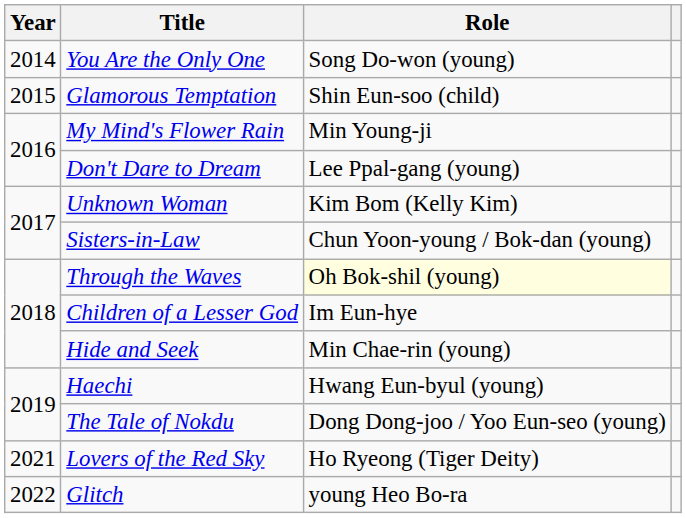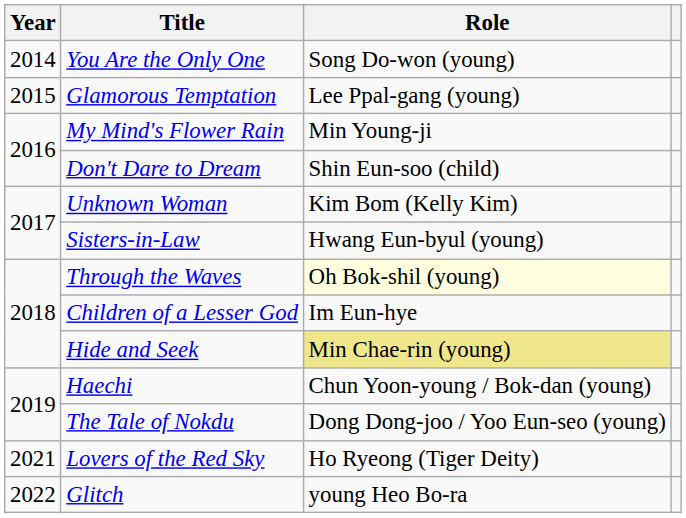(404, 95) Shin Eun-soo (child) -> (414, 95) Lee Ppal-gang (young)
(414, 167) Lee Ppal-gang (young) -> (404, 167) Shin Eun-soo (child)
(480, 240) Chun Yoon-young / Bok-dan (young) -> (426, 240) Hwang Eun-byul (young)
(410, 349) no background -> (410, 349) khaki background
(426, 385) Hwang Eun-byul (young) -> (480, 385) Chun Yoon-young / Bok-dan (young)
